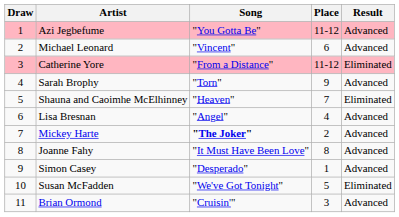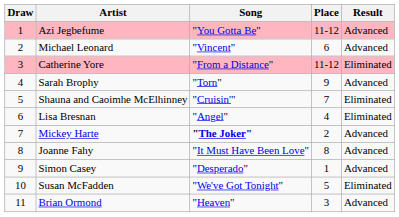(214, 99) "Heaven" -> (214, 99) "Cruisin'"
(366, 116) Advanced -> (368, 116) Eliminated
(214, 202) "Cruisin'" -> (214, 202) "Heaven"
